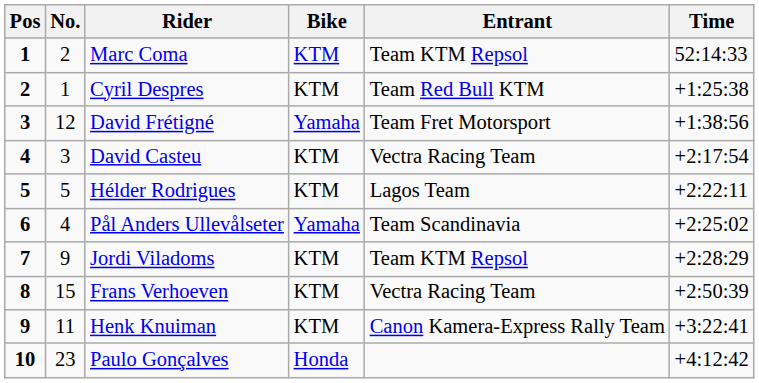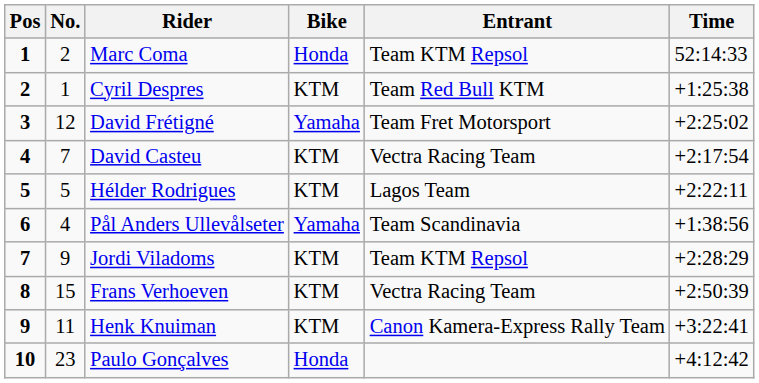(316, 54) KTM -> (321, 54) Honda
(712, 122) +1:38:56 -> (712, 122) +2:25:02
(65, 156) 3 -> (65, 156) 7
(712, 224) +2:25:02 -> (712, 224) +1:38:56
